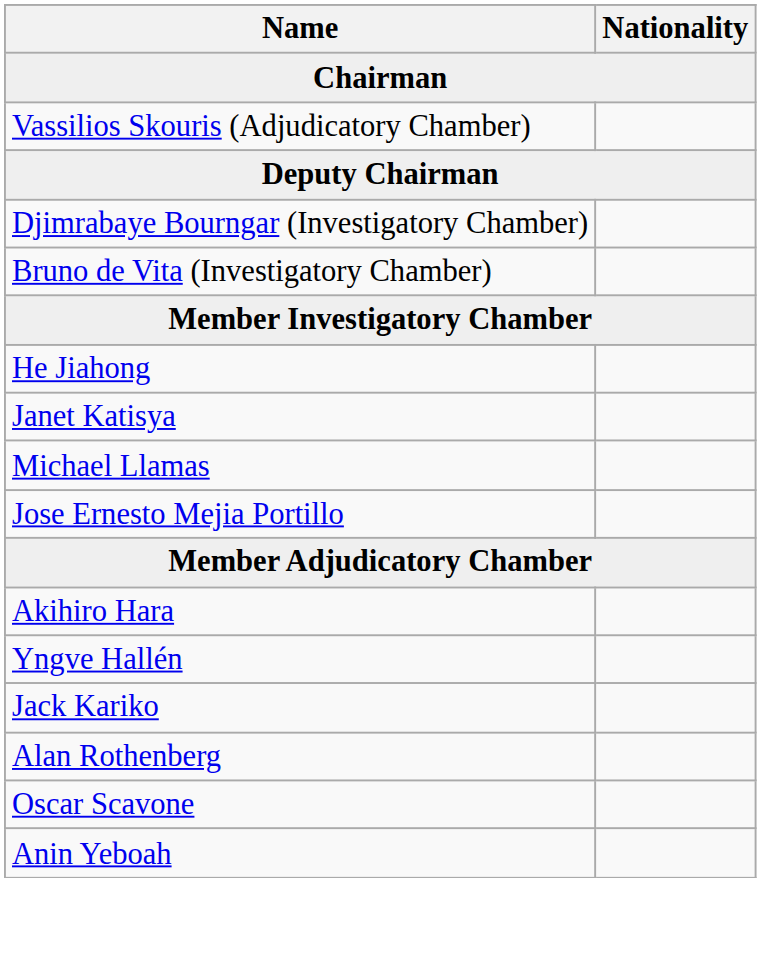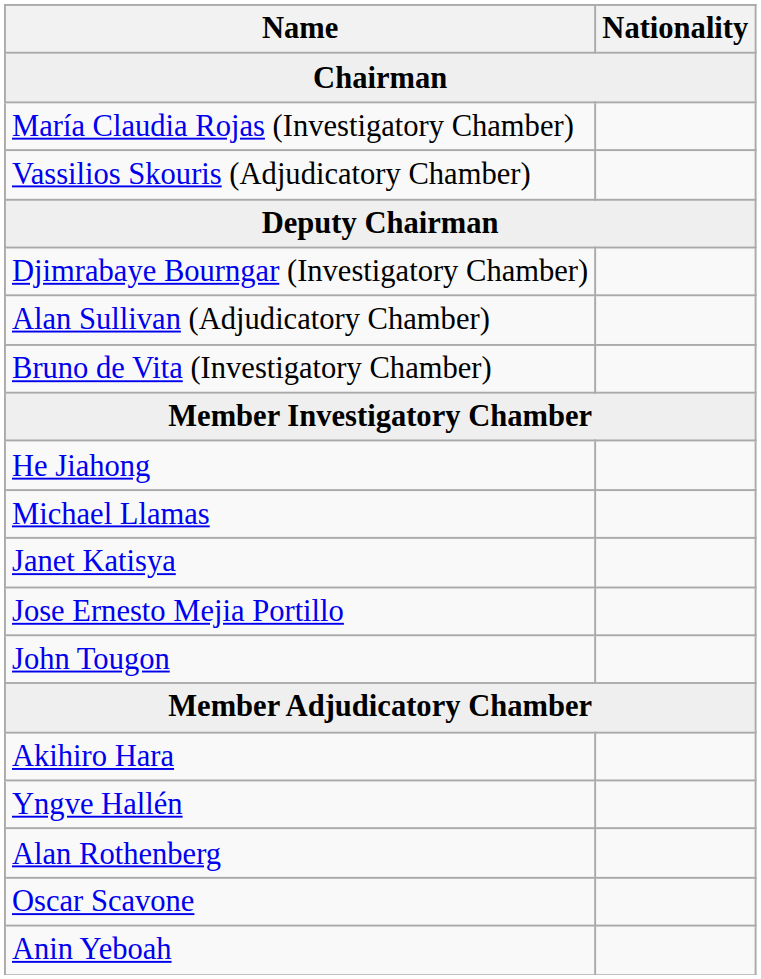+ row: (293, 125)
+ row: (251, 319)
rows swapped: (94, 416) <-> (111, 464)
+ row: (91, 658)
- row: (85, 707)
